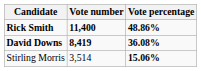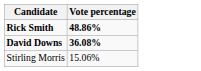- column: (96, 12)
(144, 58) bold -> (84, 58) normal
